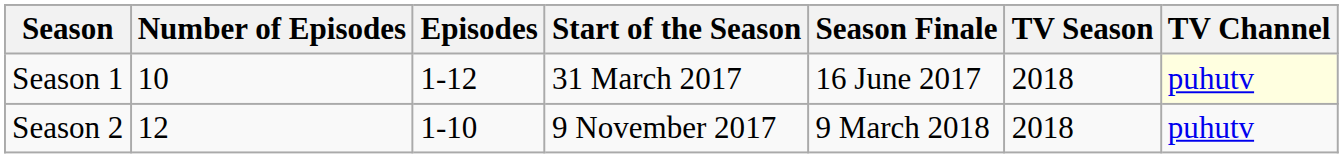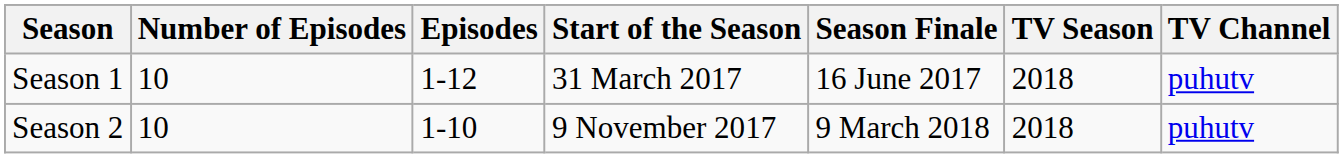(1211, 78) lightyellow background -> (1211, 78) no background
(153, 127) 12 -> (153, 127) 10
